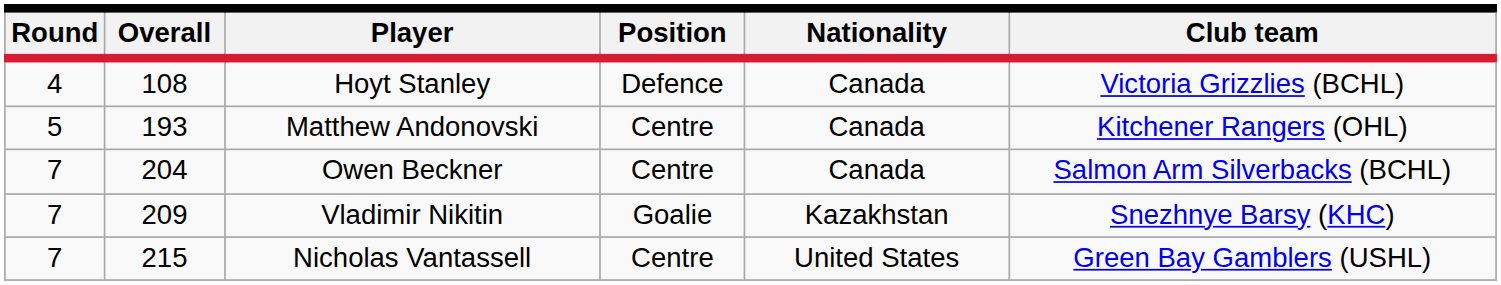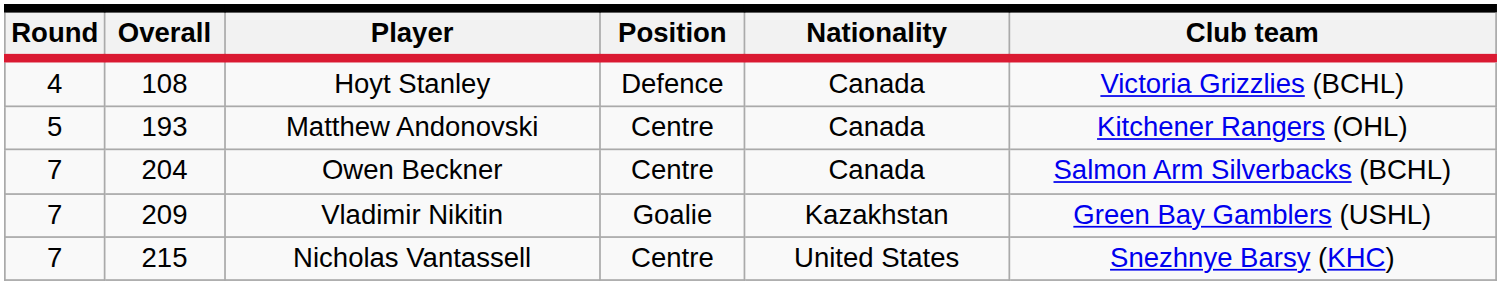(1252, 214) Snezhnye Barsy (KHC) -> (1252, 214) Green Bay Gamblers (USHL)
(1252, 258) Green Bay Gamblers (USHL) -> (1252, 258) Snezhnye Barsy (KHC)
